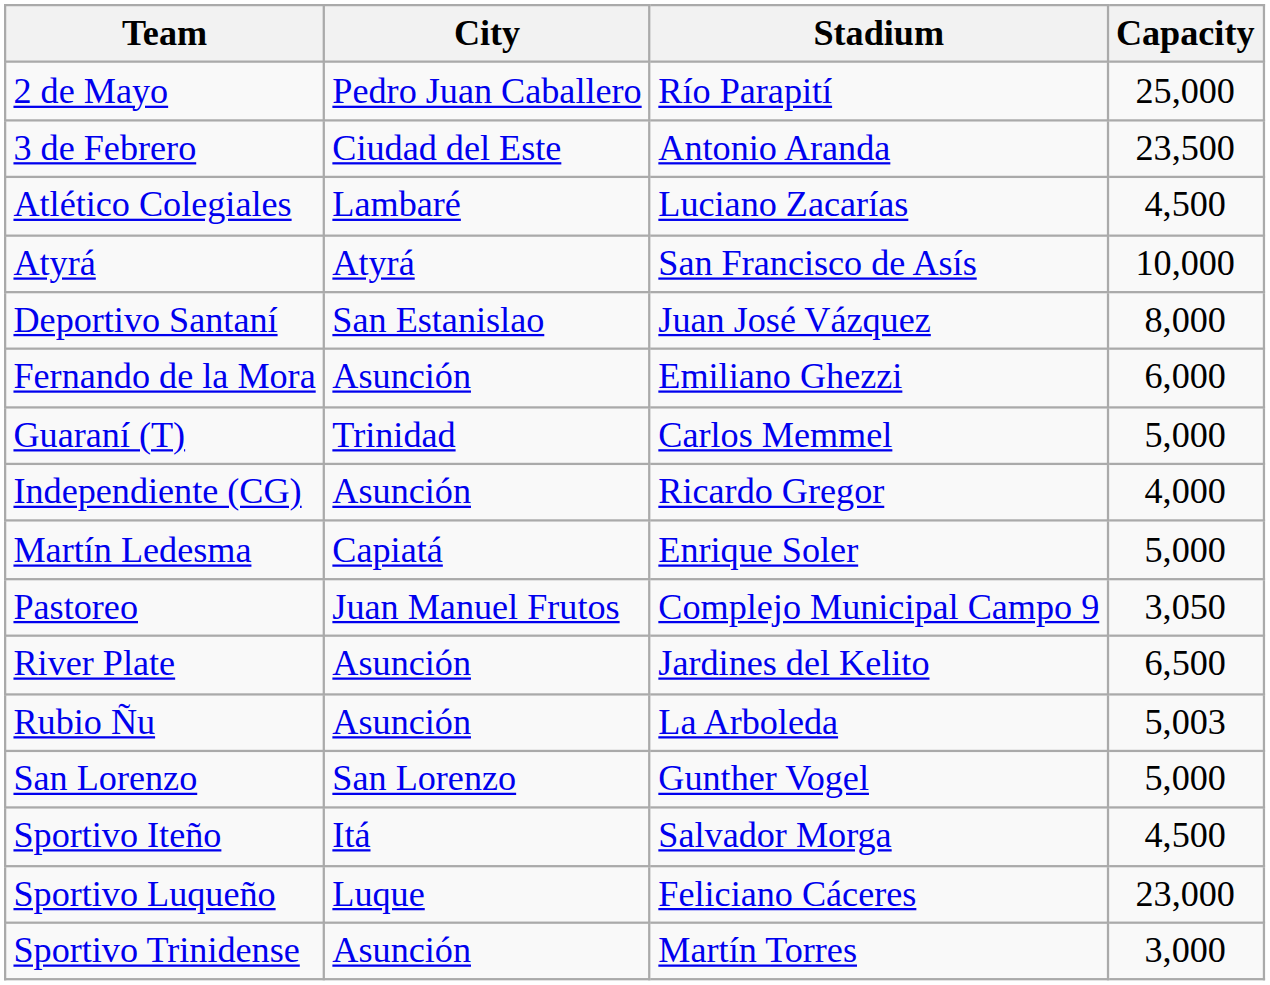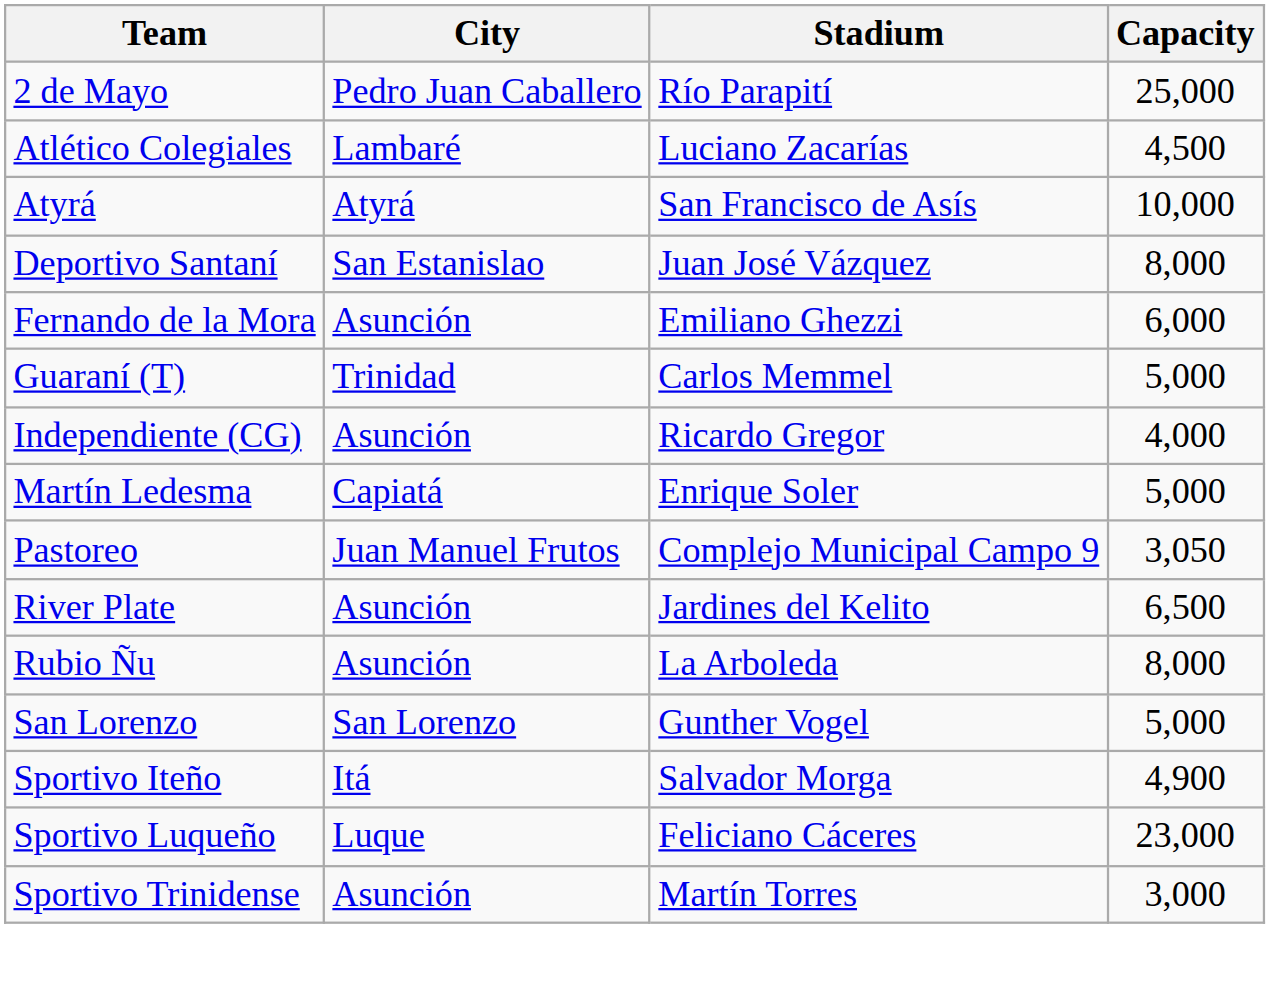- row: (105, 147)
(1185, 721) 5,003 -> (1185, 663) 8,000
(1185, 836) 4,500 -> (1185, 778) 4,900
